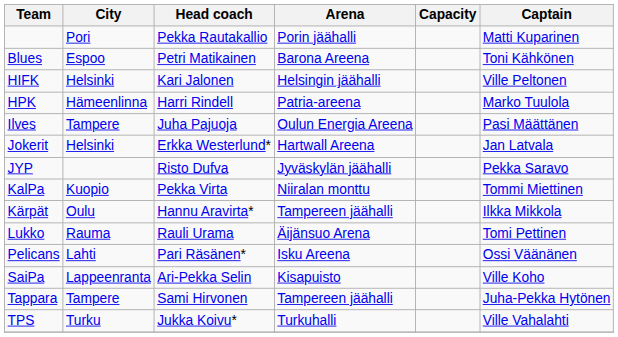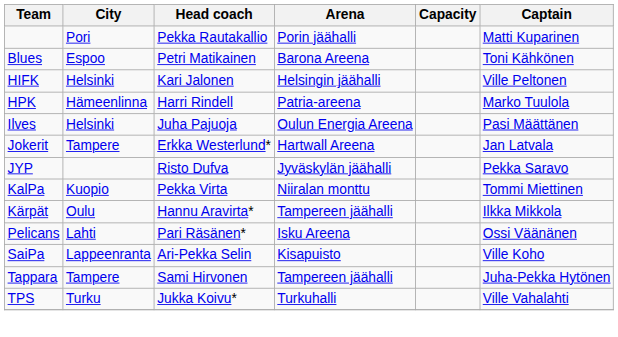(93, 124) Tampere -> (90, 124) Helsinki
(90, 146) Helsinki -> (93, 146) Tampere
- row: (26, 233)
